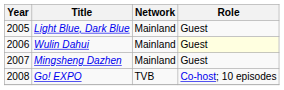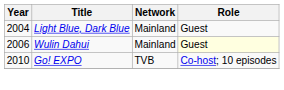(18, 29) 2005 -> (18, 29) 2004
- row: (78, 61)
(18, 77) 2008 -> (18, 61) 2010
